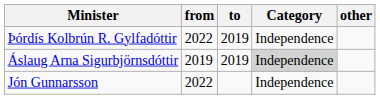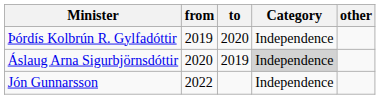(199, 37) 2022 -> (199, 37) 2019
(235, 37) 2019 -> (235, 37) 2020
(199, 60) 2019 -> (199, 60) 2020
